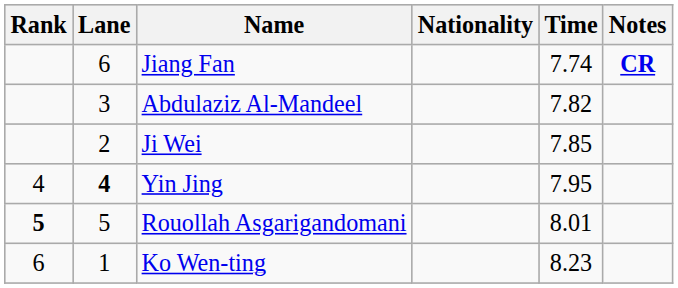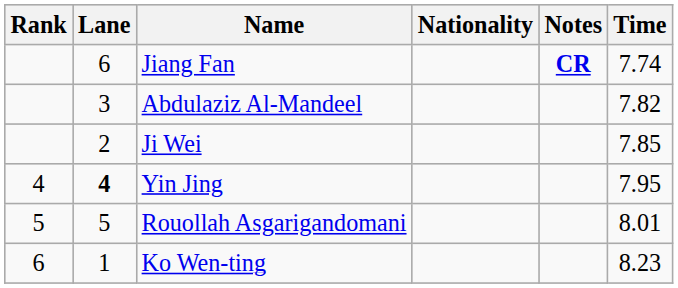columns swapped: (571, 24) <-> (638, 24)
(39, 223) bold -> (39, 223) normal
